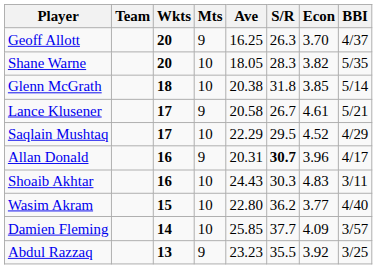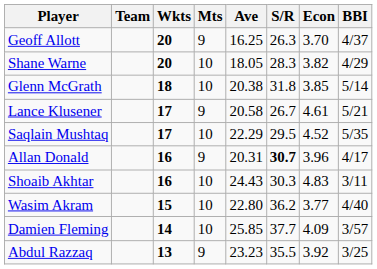(355, 63) 5/35 -> (355, 63) 4/29
(355, 134) 4/29 -> (355, 134) 5/35
